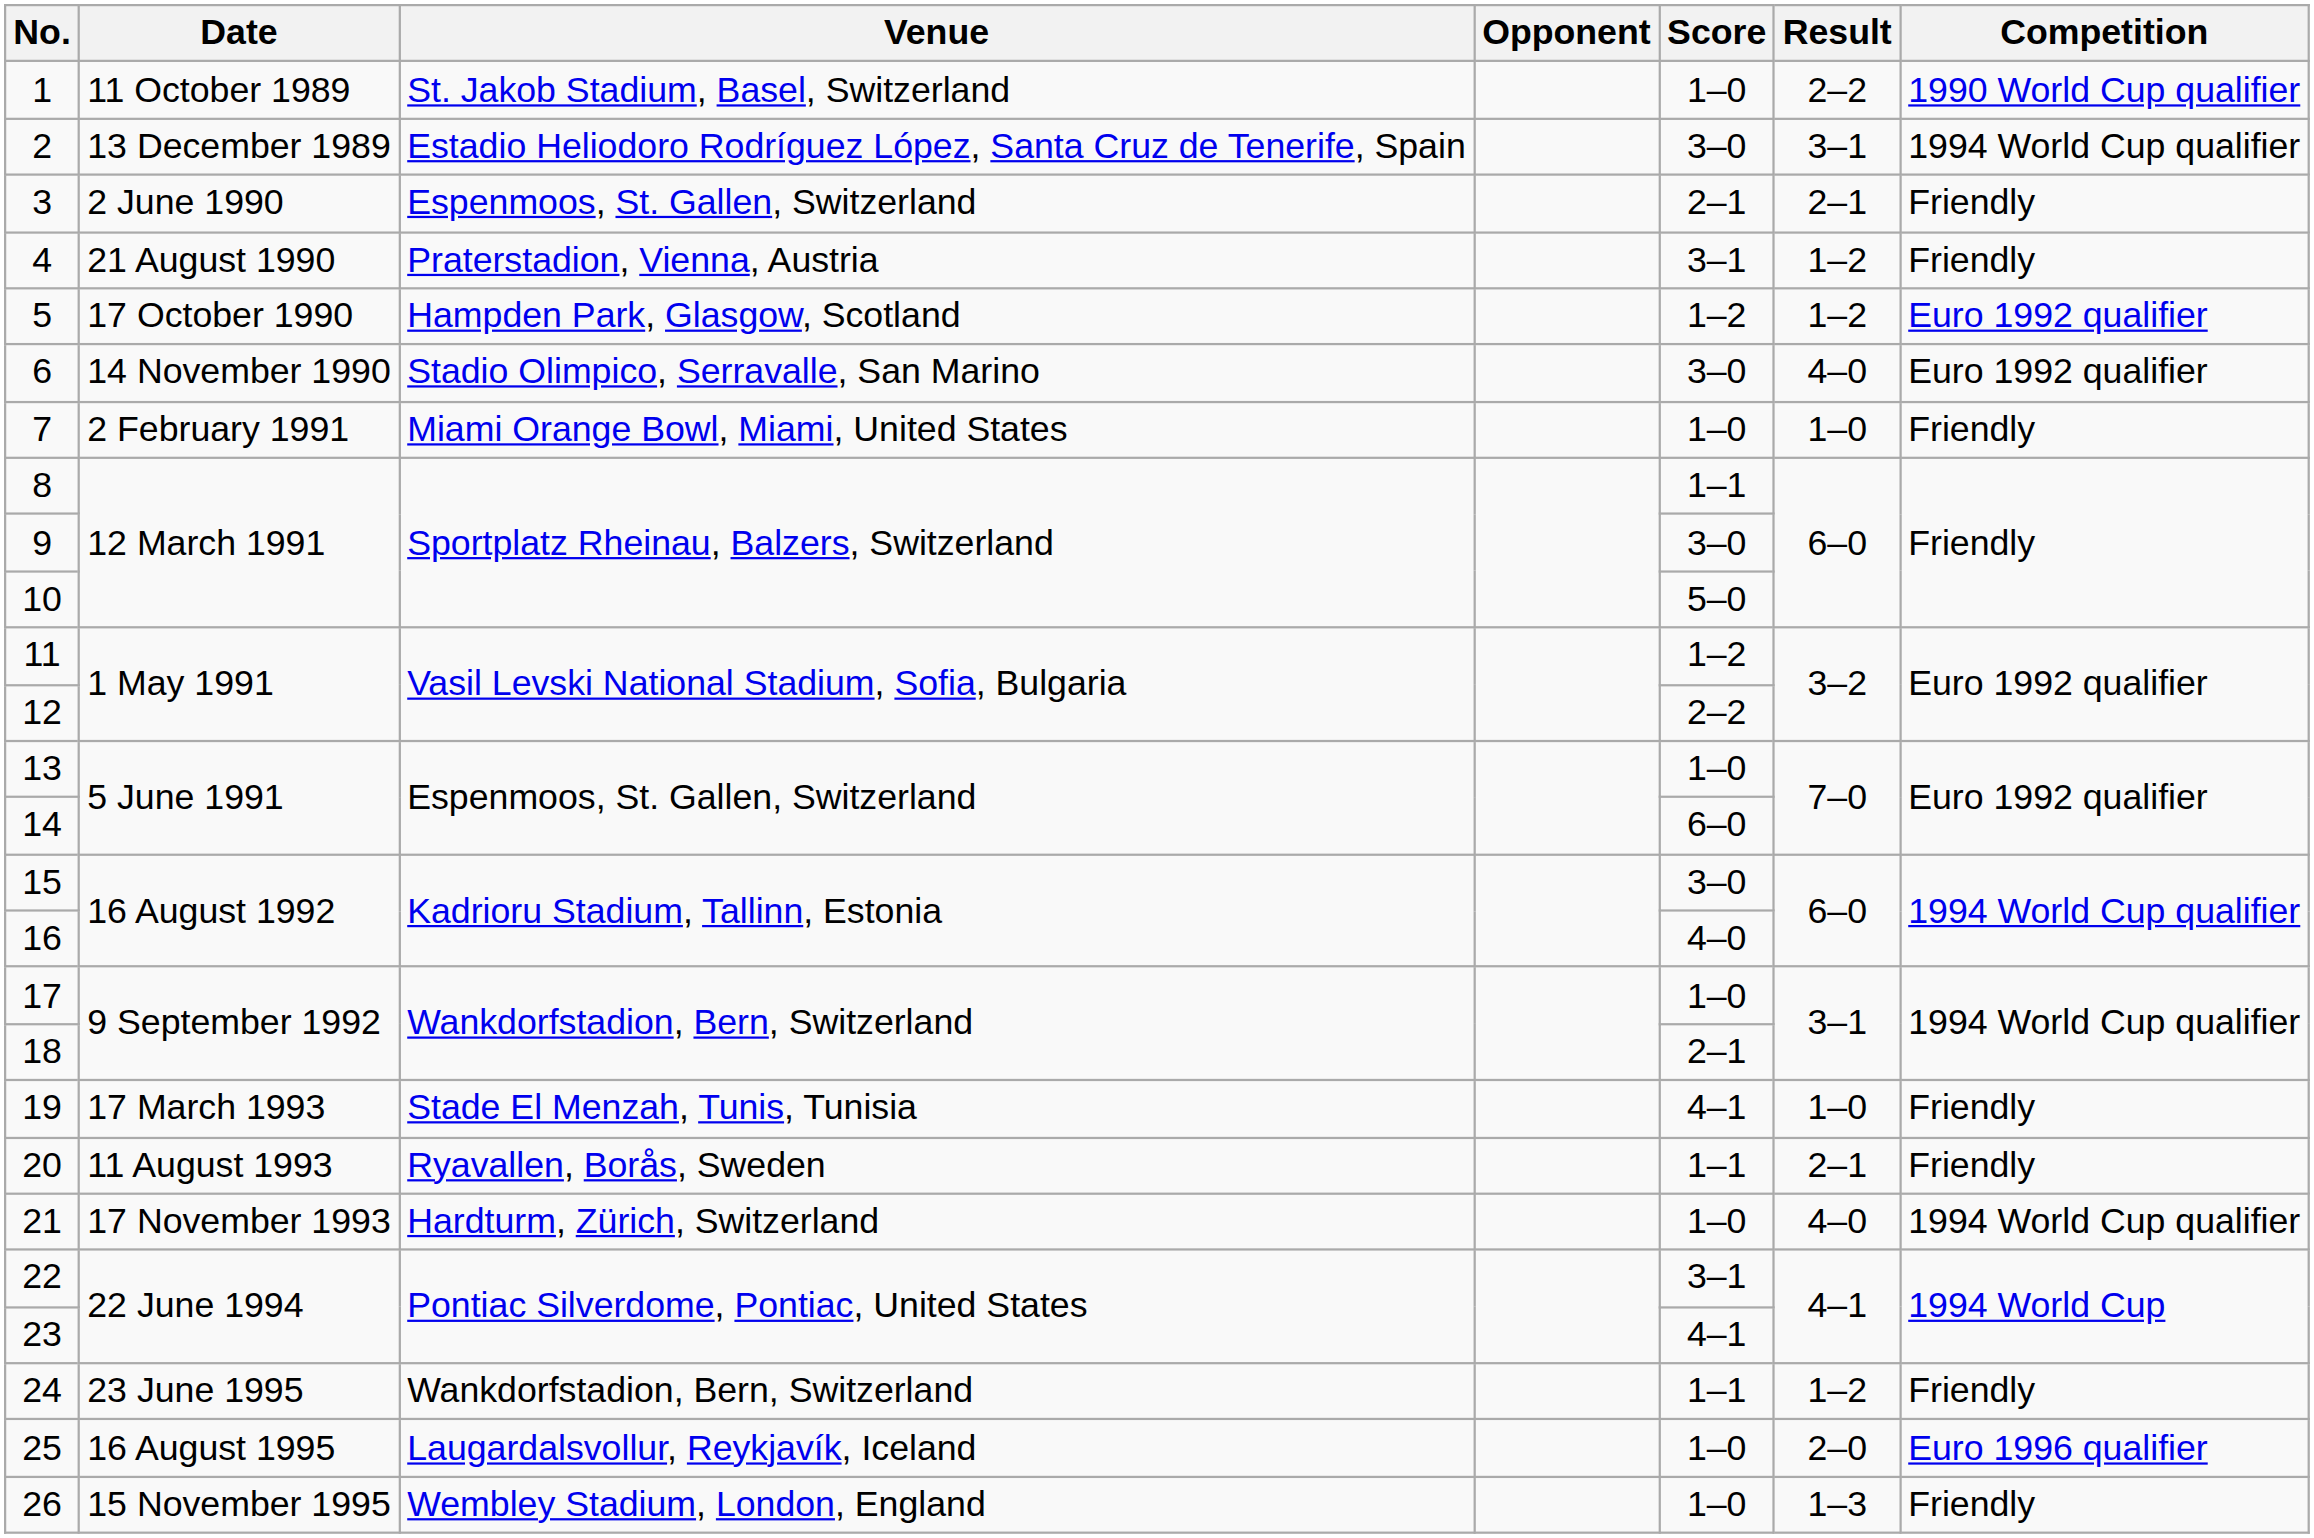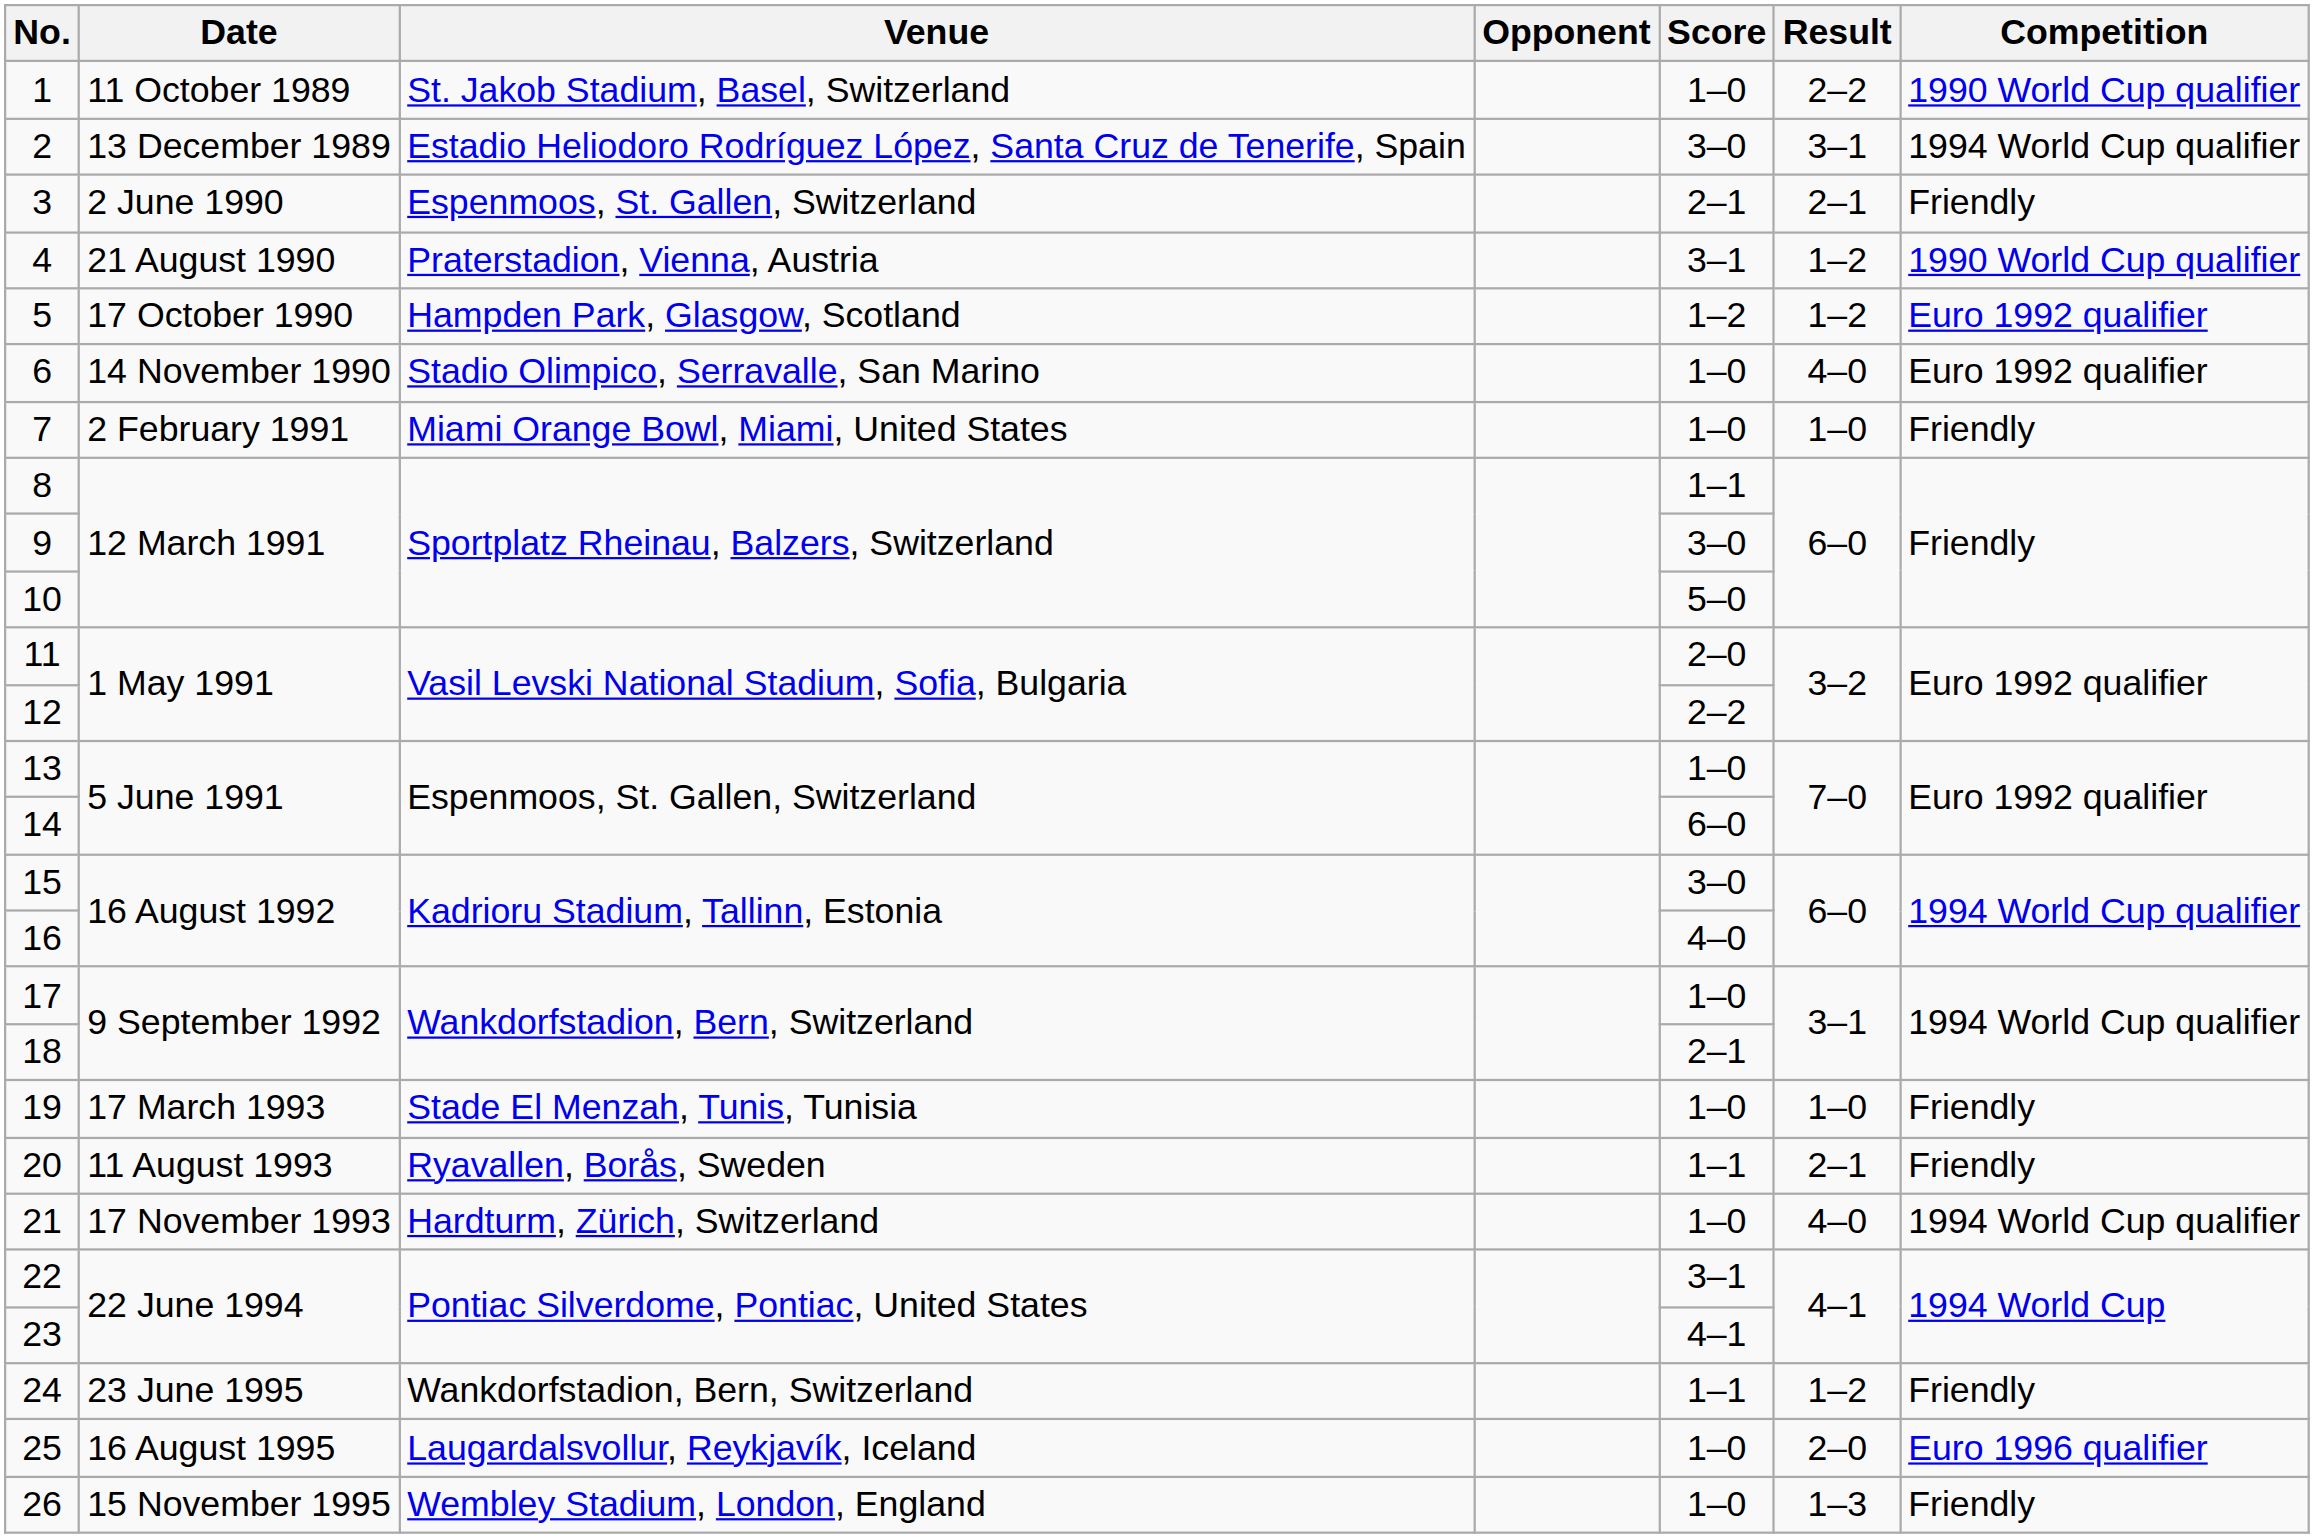(1972, 259) Friendly -> (2104, 259) 1990 World Cup qualifier
(1717, 372) 3–0 -> (1717, 372) 1–0
(1717, 655) 1–2 -> (1717, 655) 2–0
(1717, 1107) 4–1 -> (1717, 1107) 1–0
